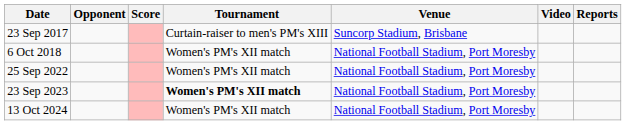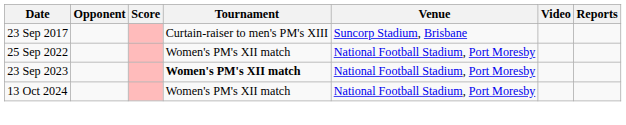- row: (34, 52)
